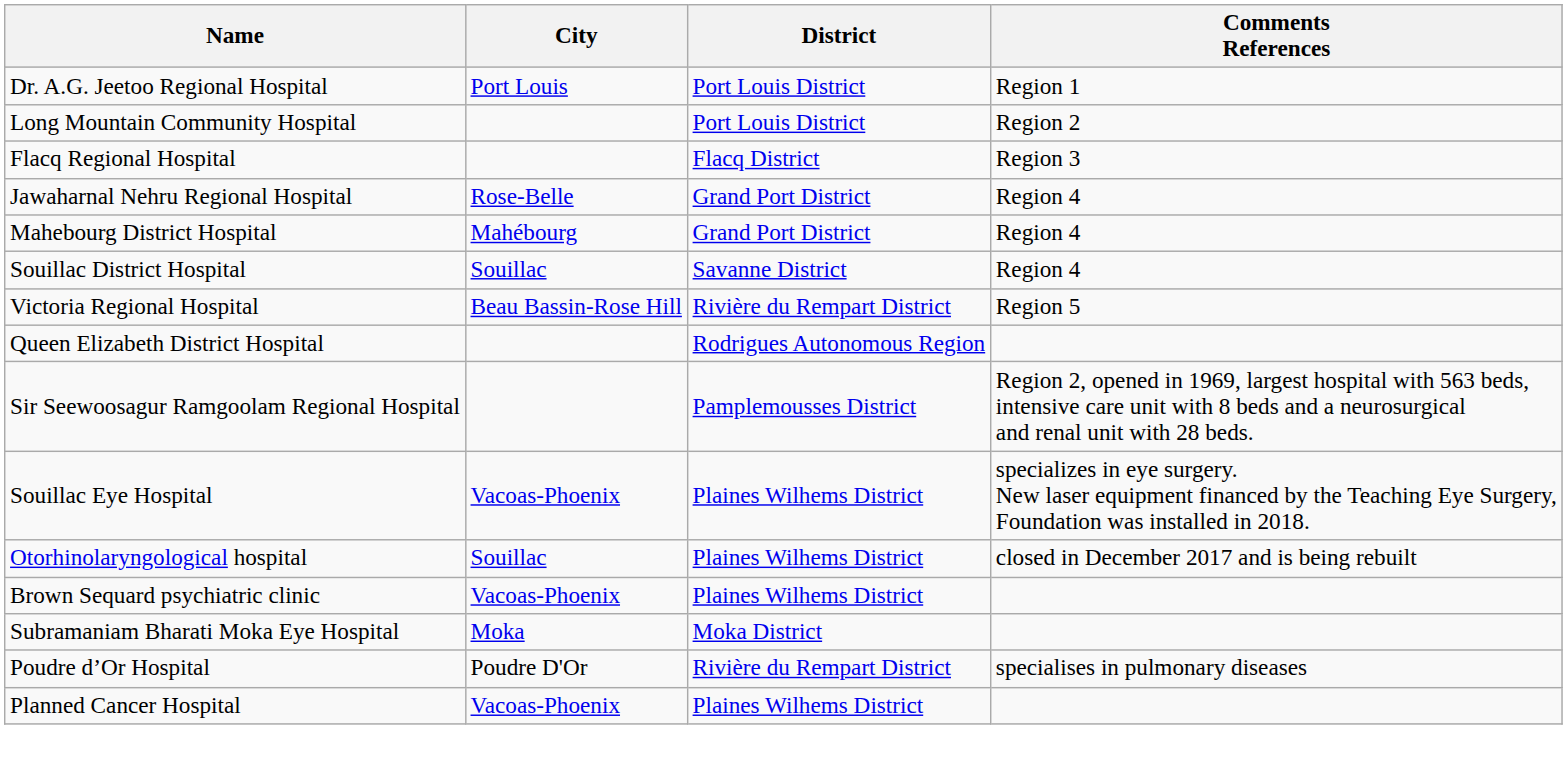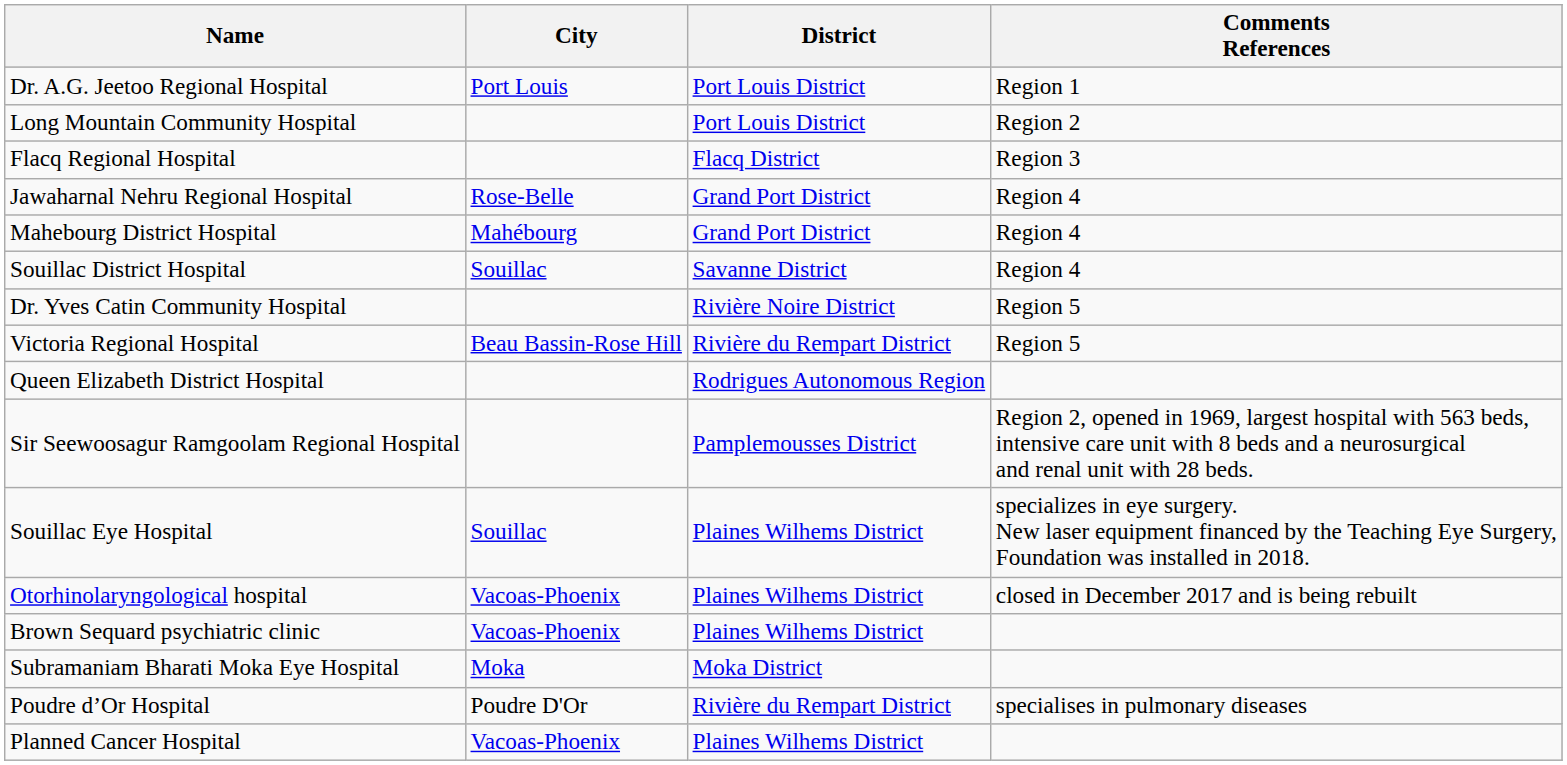+ row: (178, 306)
(545, 495) Vacoas-Phoenix -> (509, 532) Souillac
(509, 558) Souillac -> (545, 594) Vacoas-Phoenix
